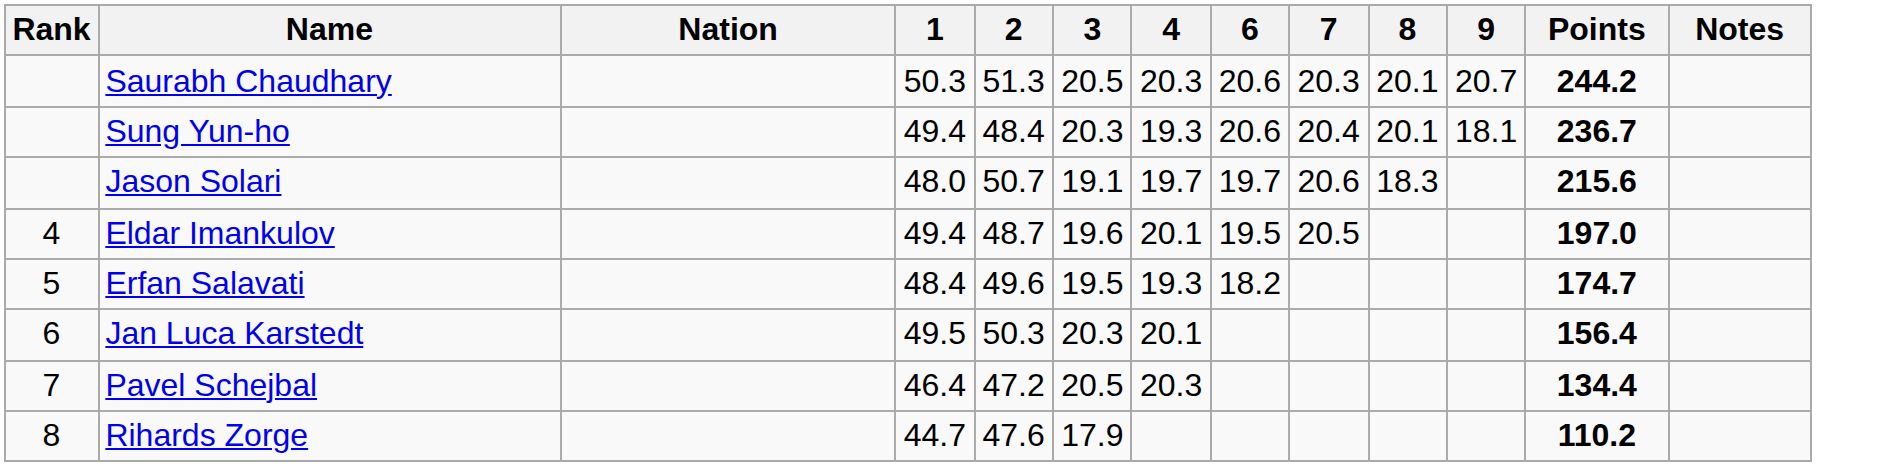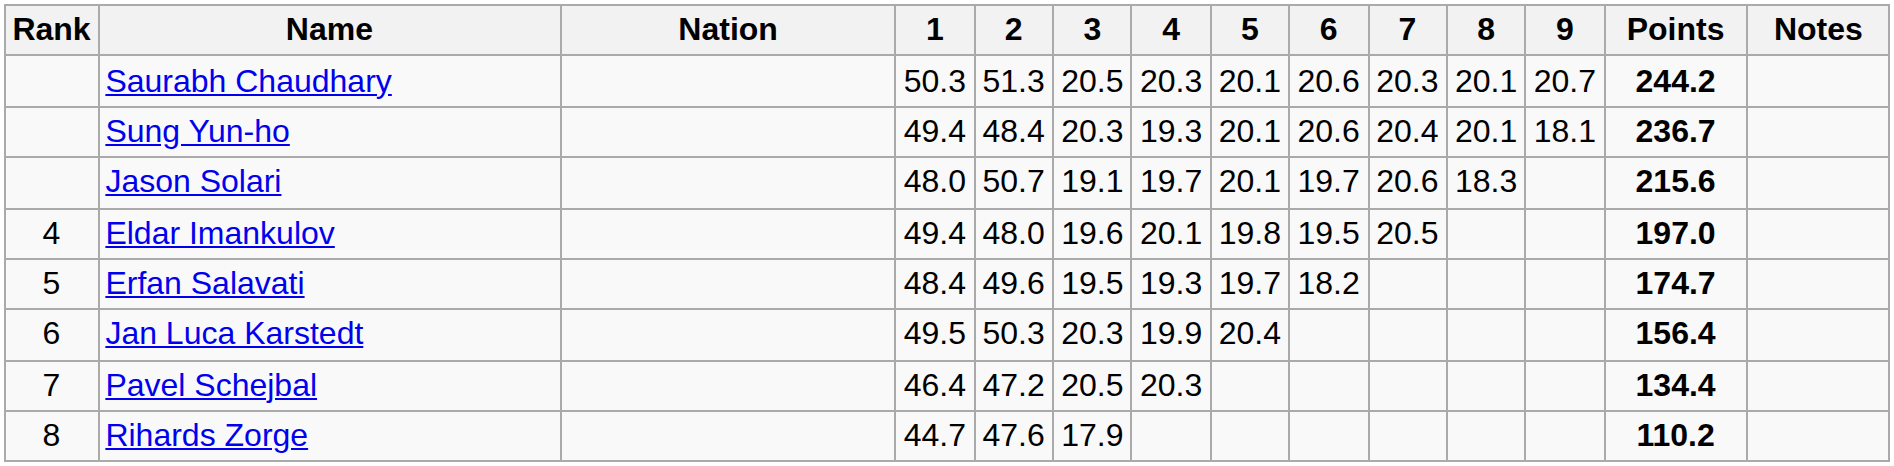+ column: (1250, 29)
(1014, 232) 48.7 -> (1014, 232) 48.0
(1171, 334) 20.1 -> (1171, 334) 19.9
